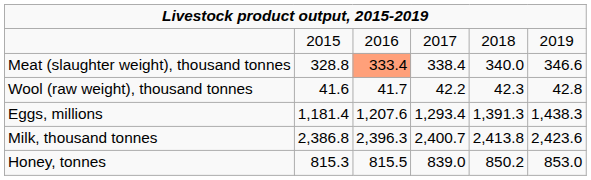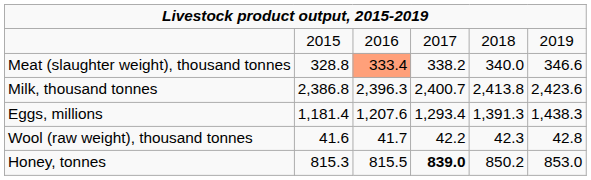(446, 65) 338.4 -> (446, 65) 338.2
rows swapped: (83, 138) <-> (130, 89)
(446, 162) normal -> (446, 162) bold
